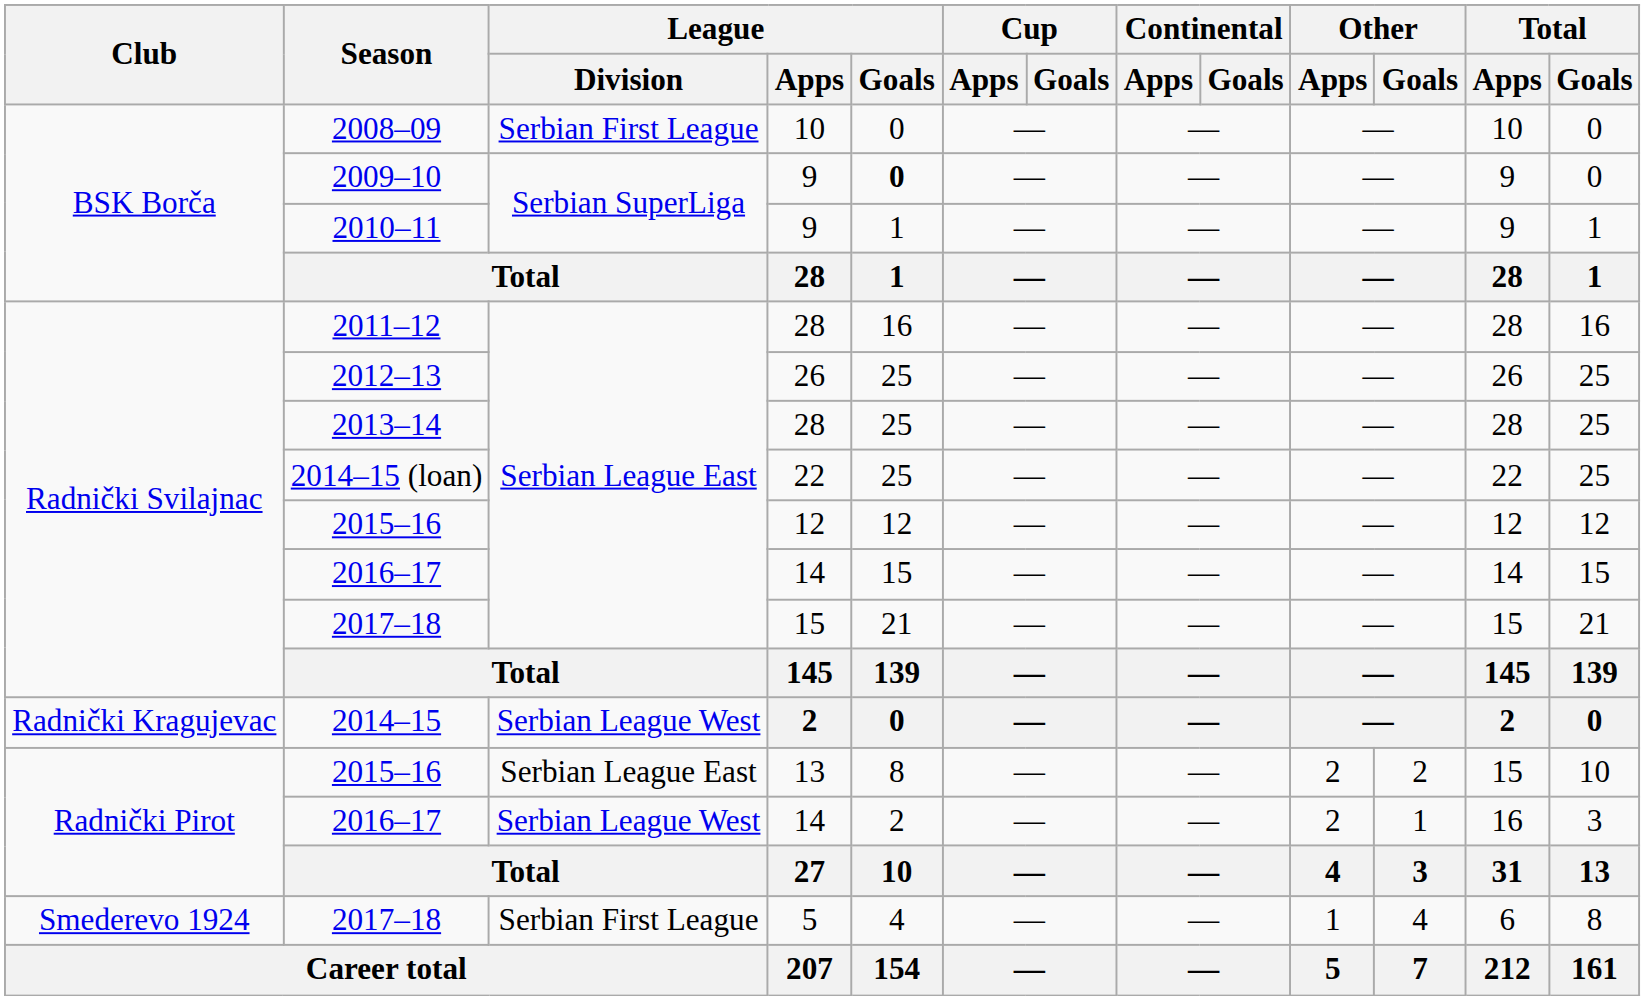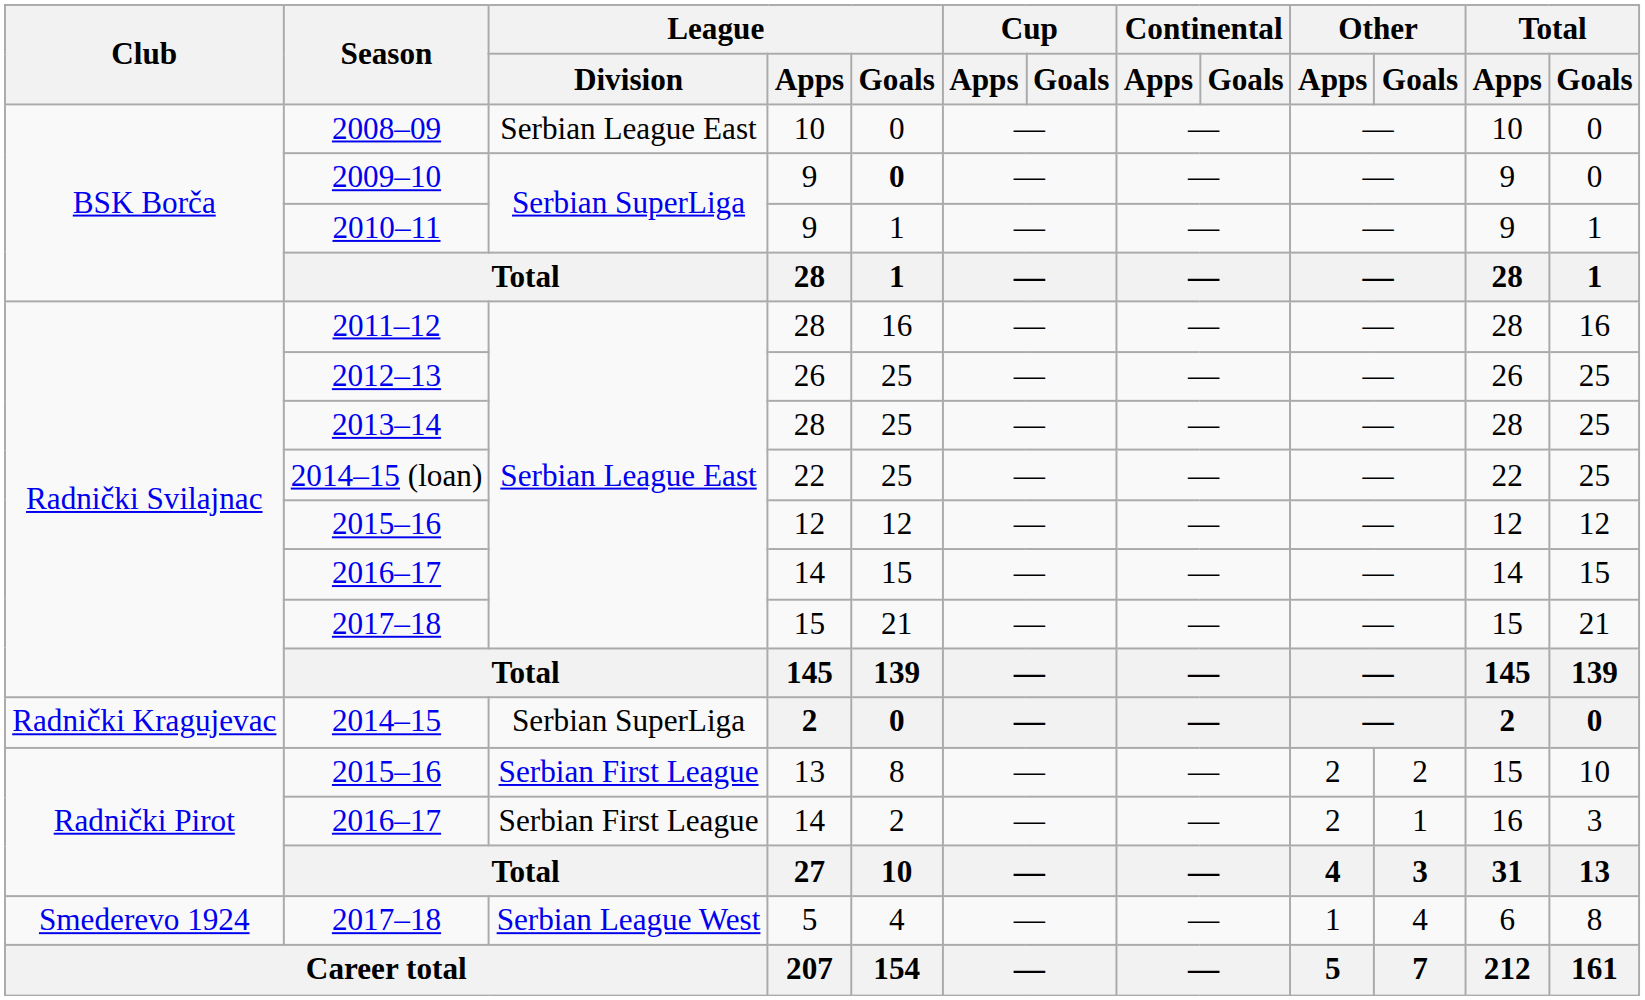(629, 128) Serbian First League -> (629, 128) Serbian League East
(629, 721) Serbian League West -> (629, 721) Serbian SuperLiga
(629, 771) Serbian League East -> (629, 771) Serbian First League
(629, 820) Serbian League West -> (629, 820) Serbian First League
(629, 919) Serbian First League -> (629, 919) Serbian League West
